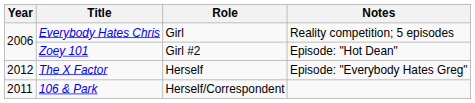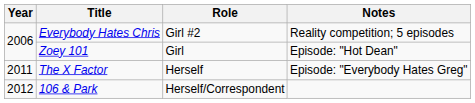(175, 32) Girl -> (183, 32) Girl #2
(183, 51) Girl #2 -> (175, 51) Girl
(20, 70) 2012 -> (20, 70) 2011
(20, 88) 2011 -> (20, 88) 2012
